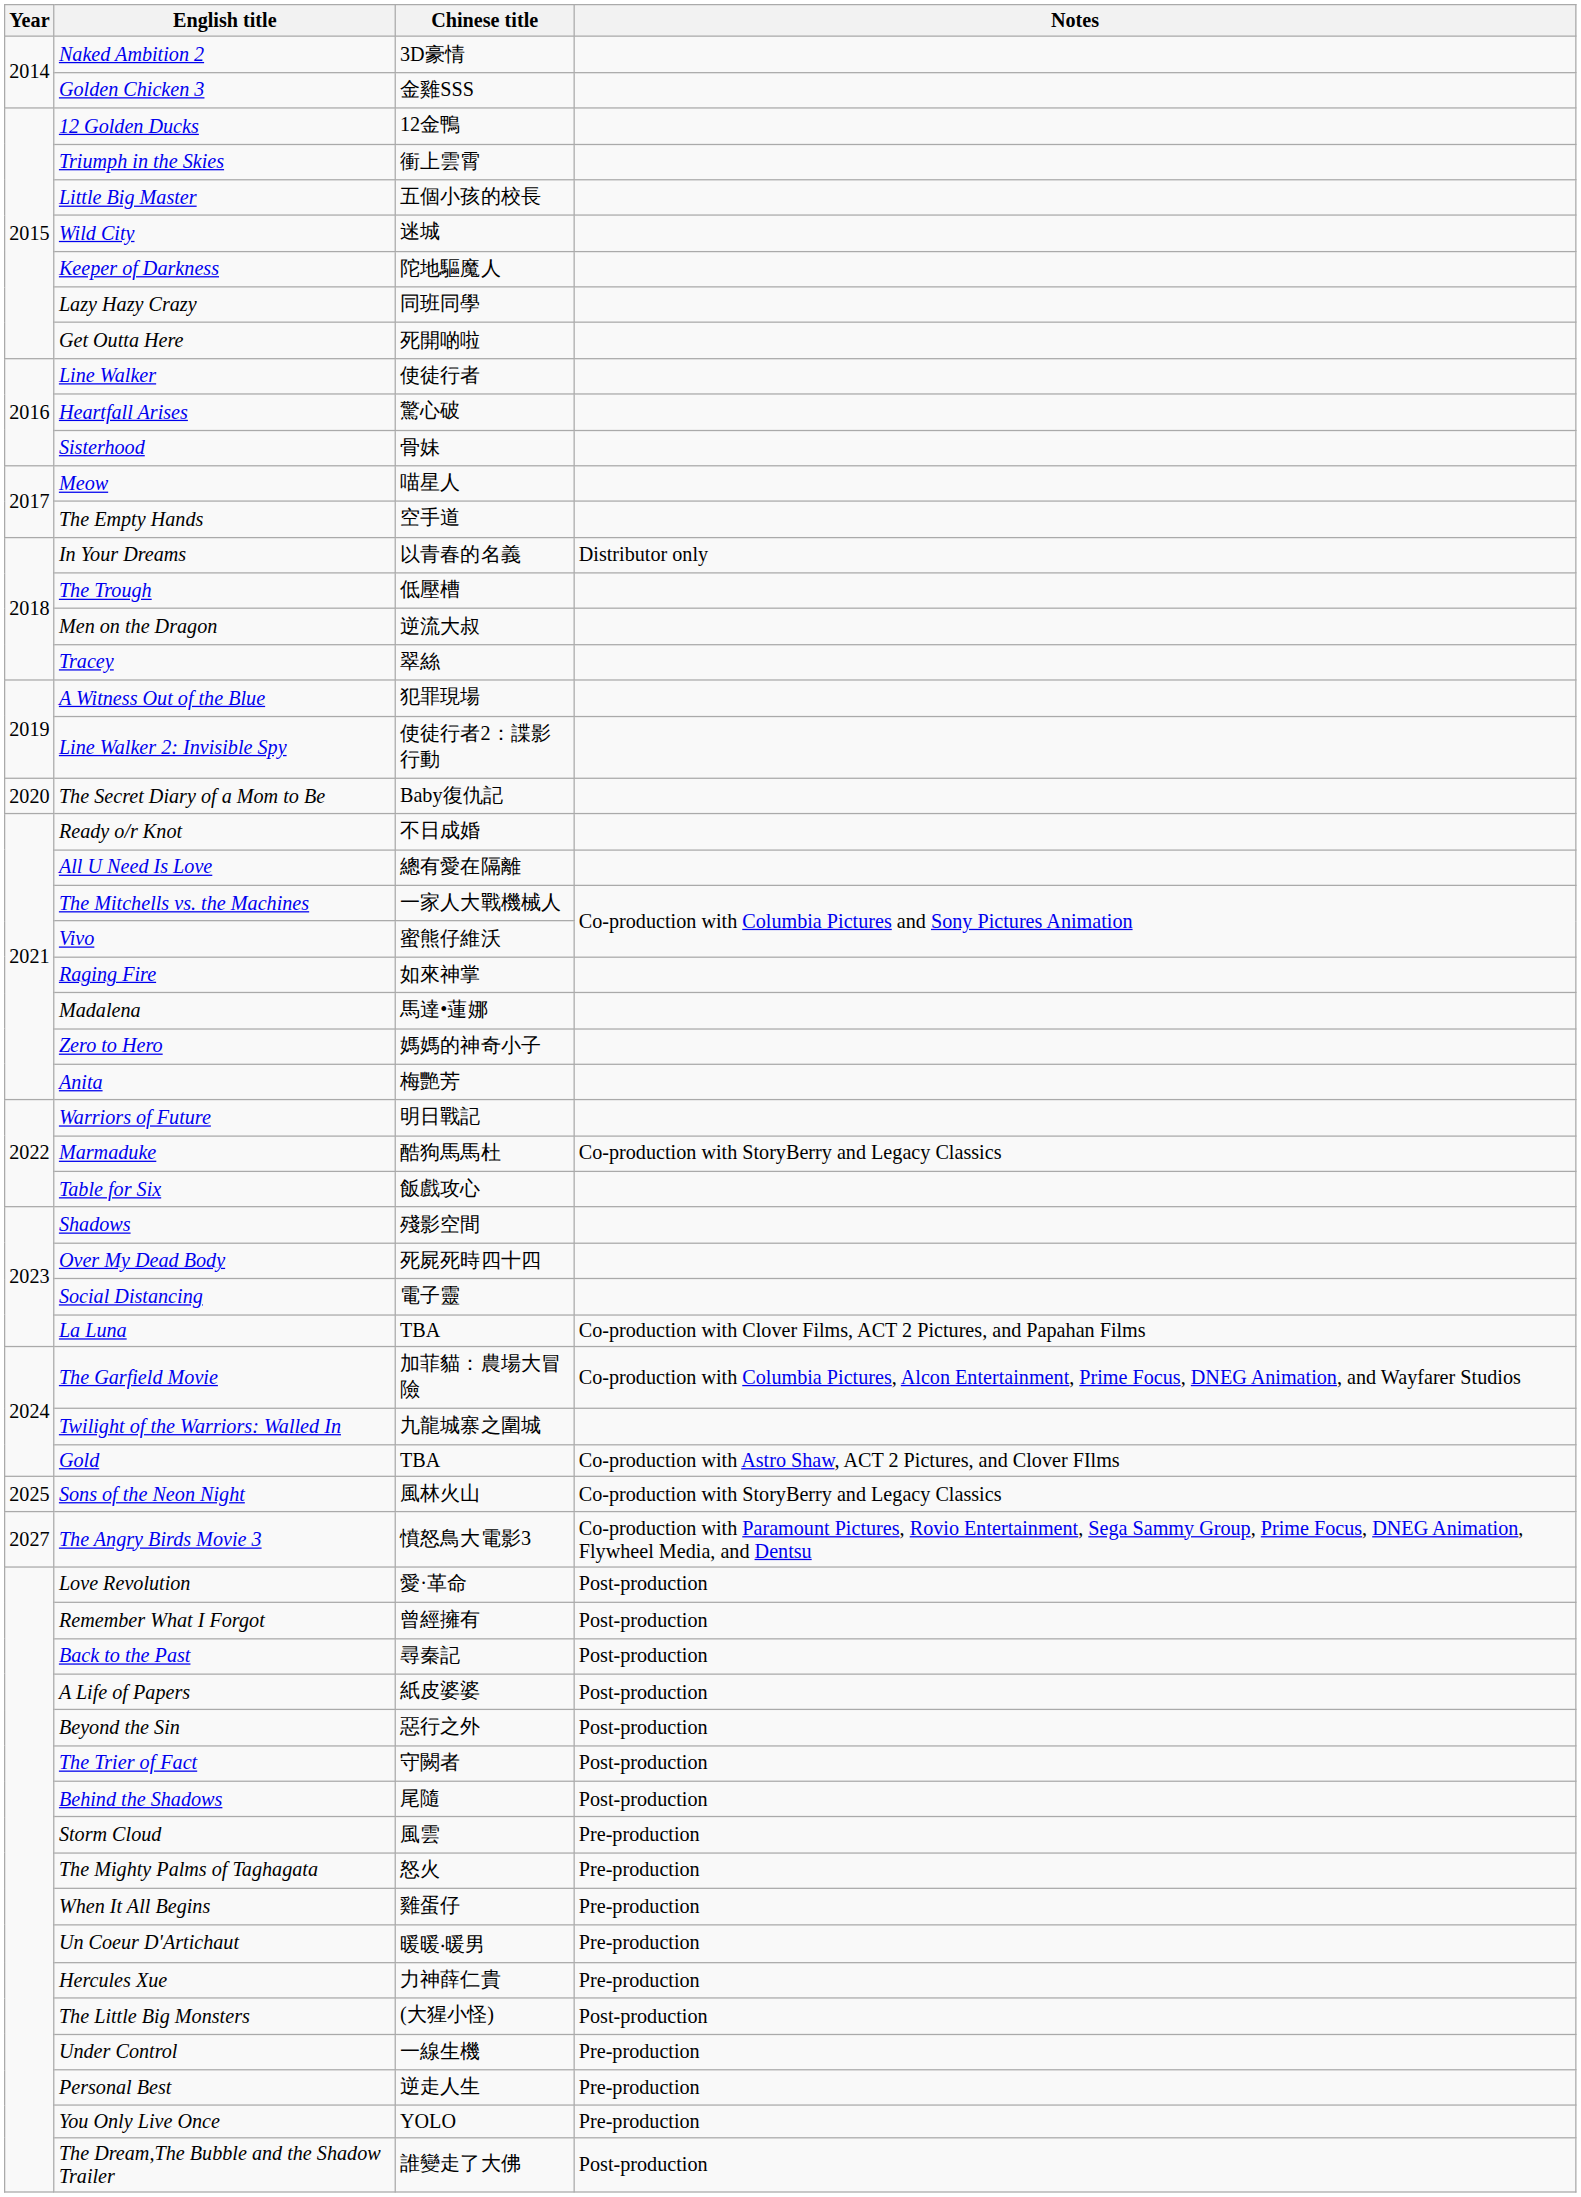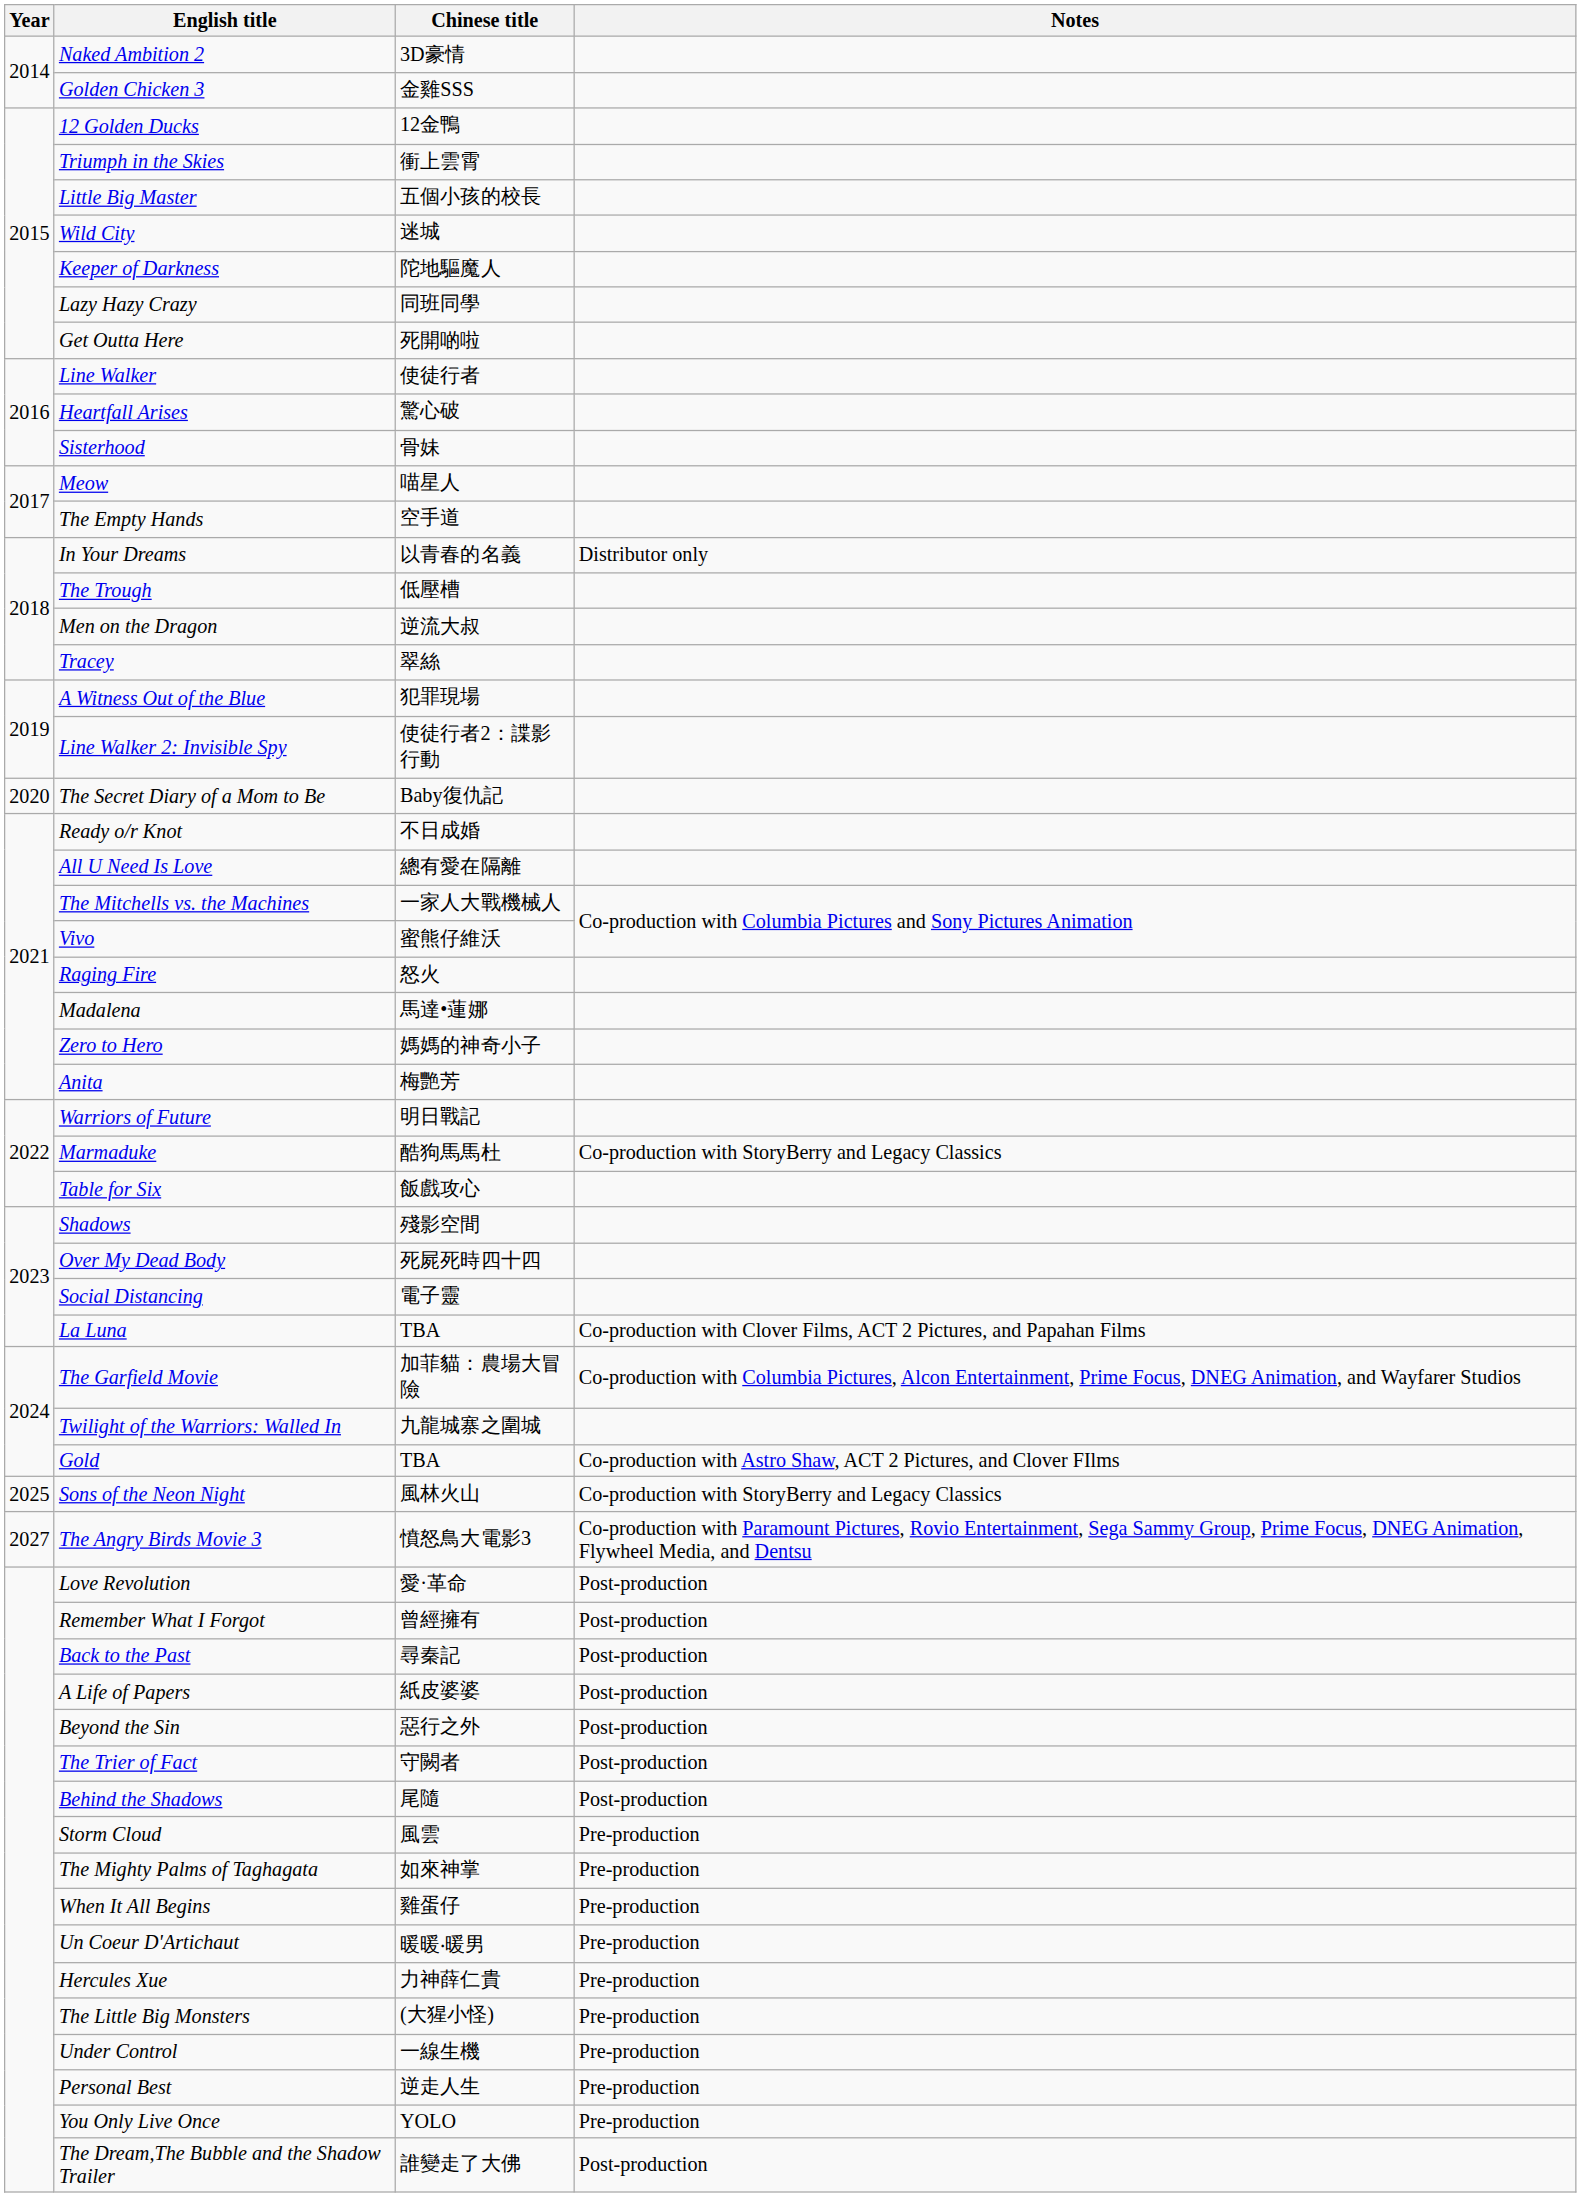(440, 973) 如來神掌 -> (420, 973) 怒火
(420, 1869) 怒火 -> (440, 1869) 如來神掌
(643, 2016) Post-production -> (639, 2016) Pre-production
